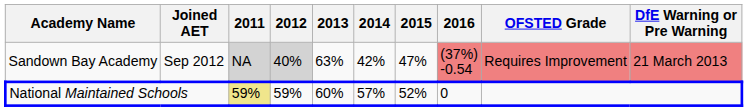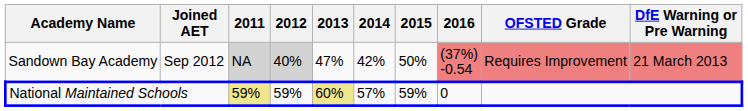(329, 61) 63% -> (329, 61) 47%
(413, 61) 47% -> (413, 61) 50%
(329, 93) no background -> (329, 93) khaki background
(413, 93) 52% -> (413, 93) 59%
